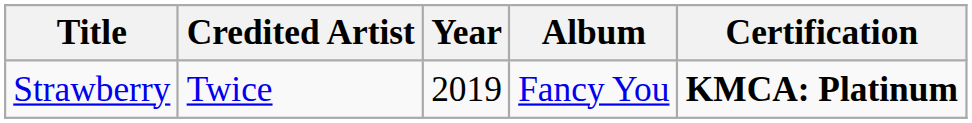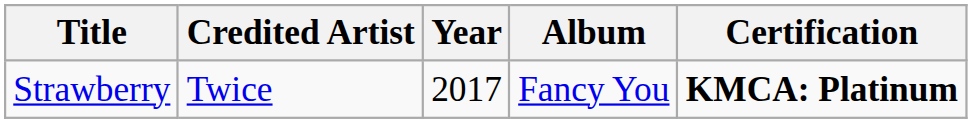(467, 88) 2019 -> (467, 88) 2017
